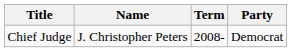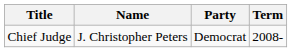columns swapped: (257, 15) <-> (209, 15)
